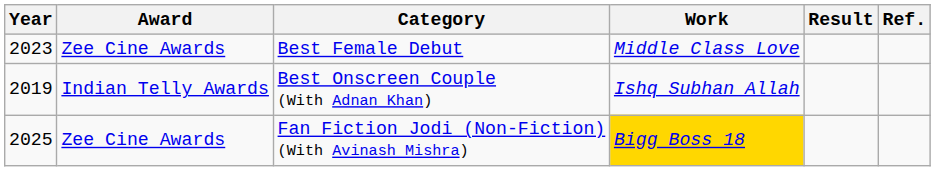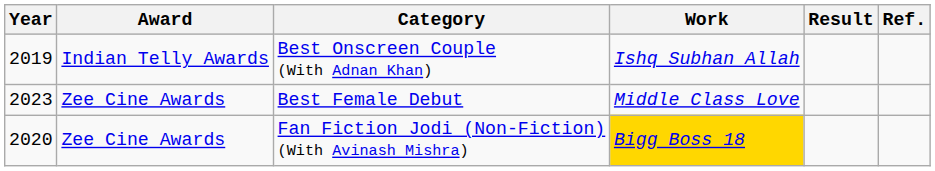rows swapped: (387, 89) <-> (370, 49)
(31, 140) 2025 -> (31, 140) 2020
